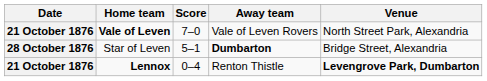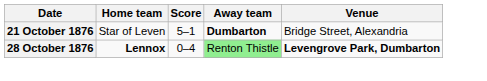- row: (134, 31)
(50, 48) 28 October 1876 -> (50, 31) 21 October 1876
(50, 66) 21 October 1876 -> (50, 48) 28 October 1876
(248, 66) no background -> (243, 48) lightgreen background
